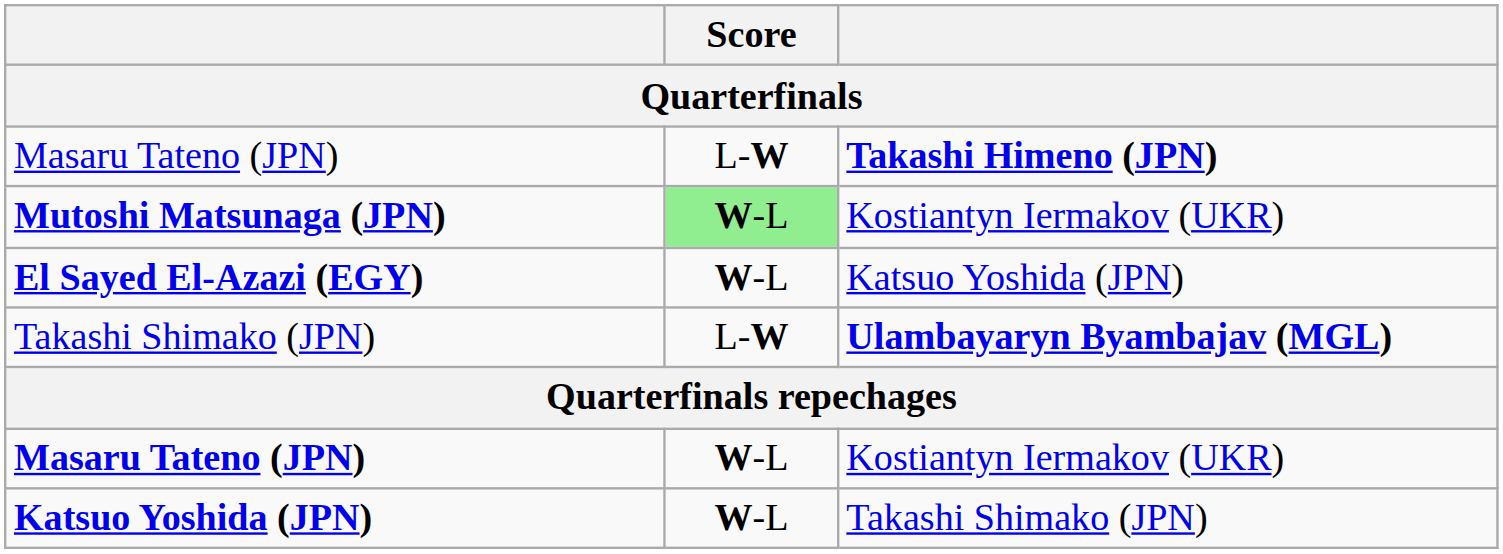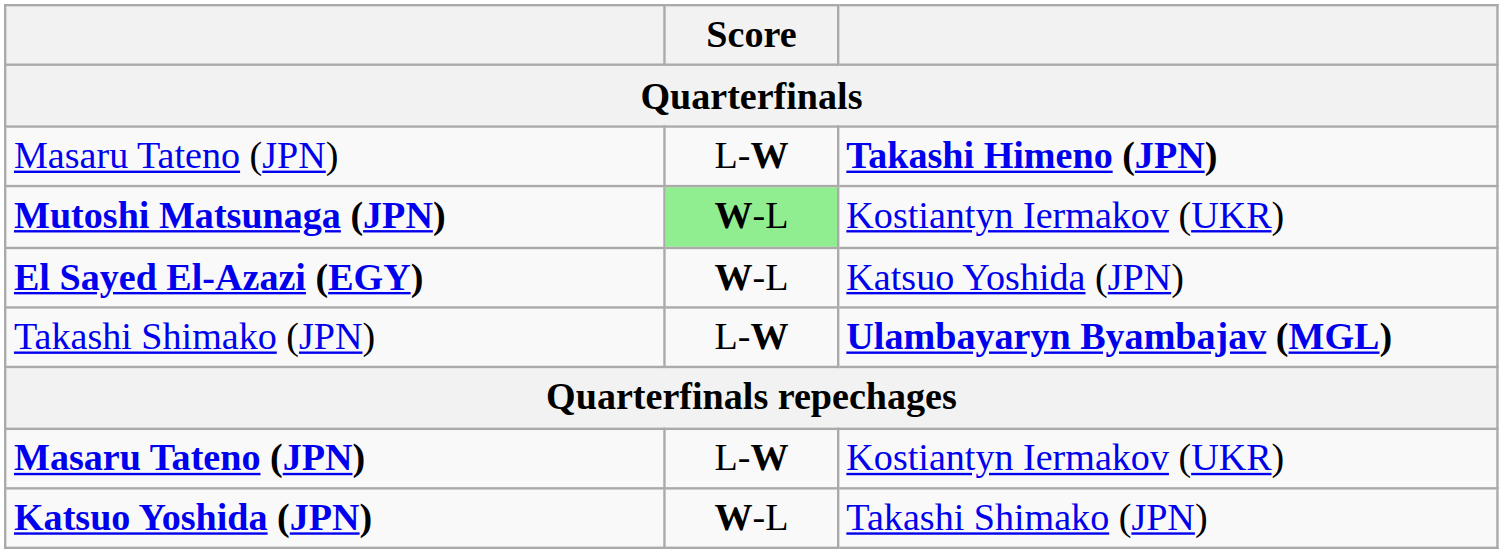(751, 457) W-L -> (751, 457) L-W
